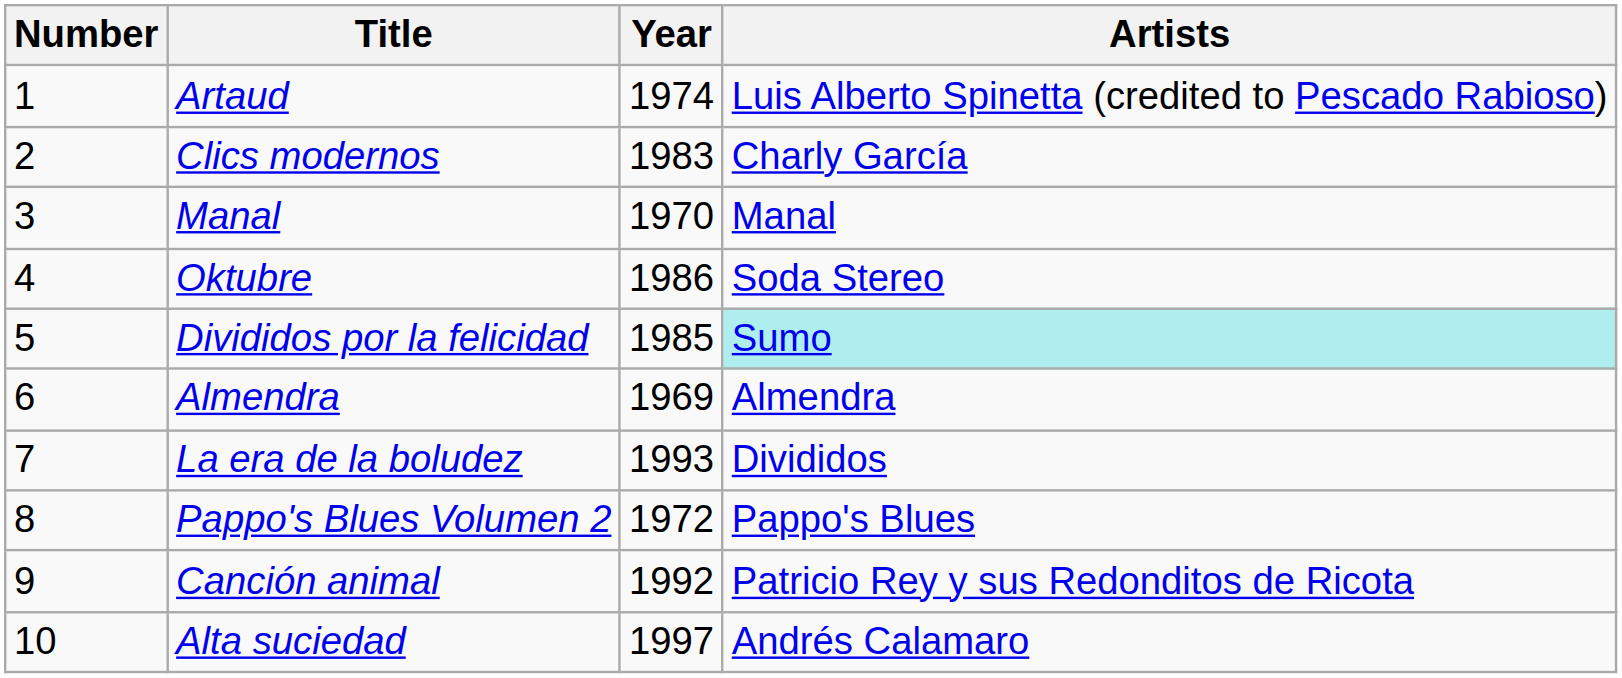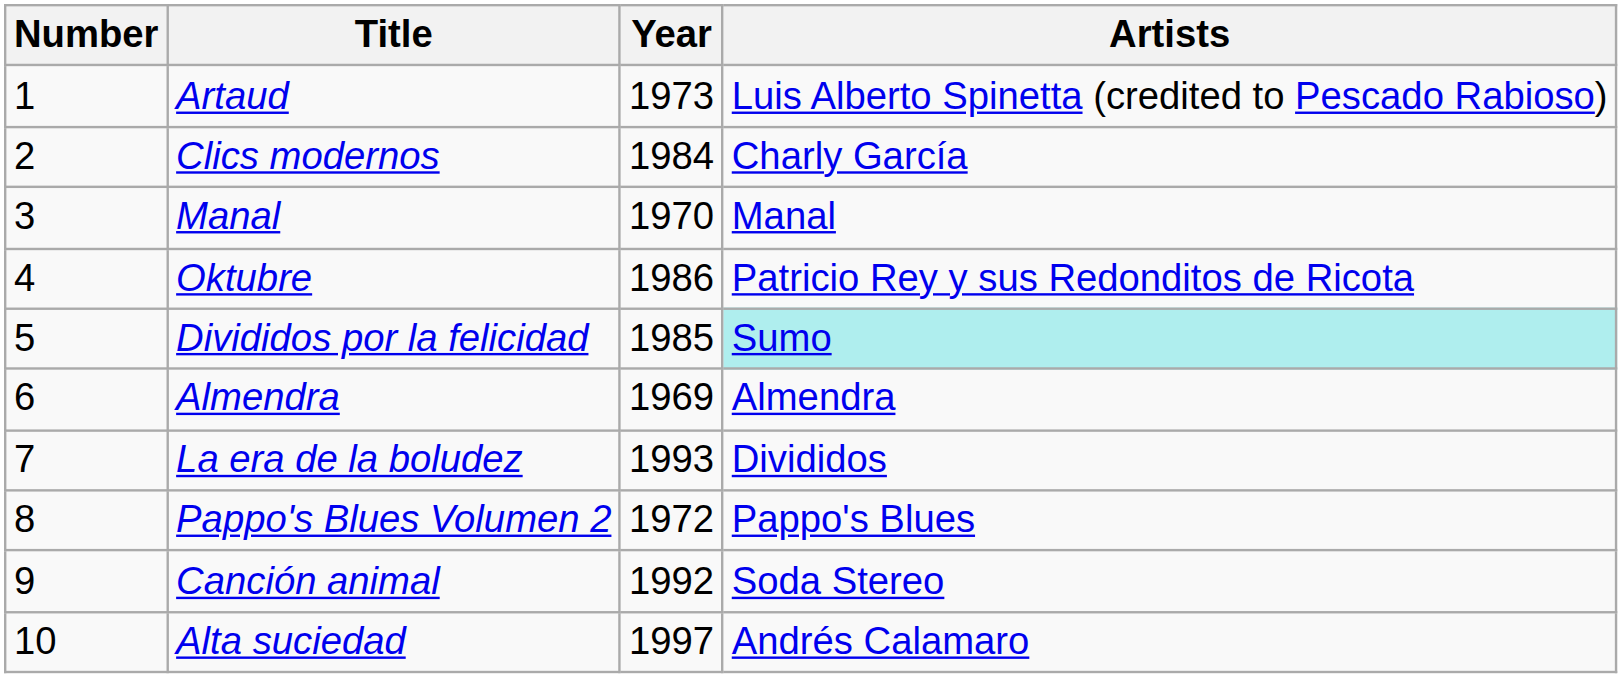(672, 95) 1974 -> (672, 95) 1973
(672, 156) 1983 -> (672, 156) 1984
(838, 277) Soda Stereo -> (1073, 277) Patricio Rey y sus Redonditos de Ricota
(1073, 580) Patricio Rey y sus Redonditos de Ricota -> (838, 580) Soda Stereo
